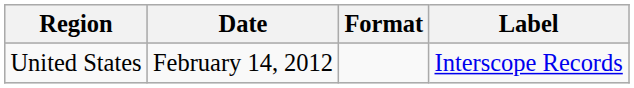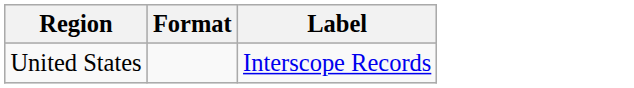- column: (243, 23)
